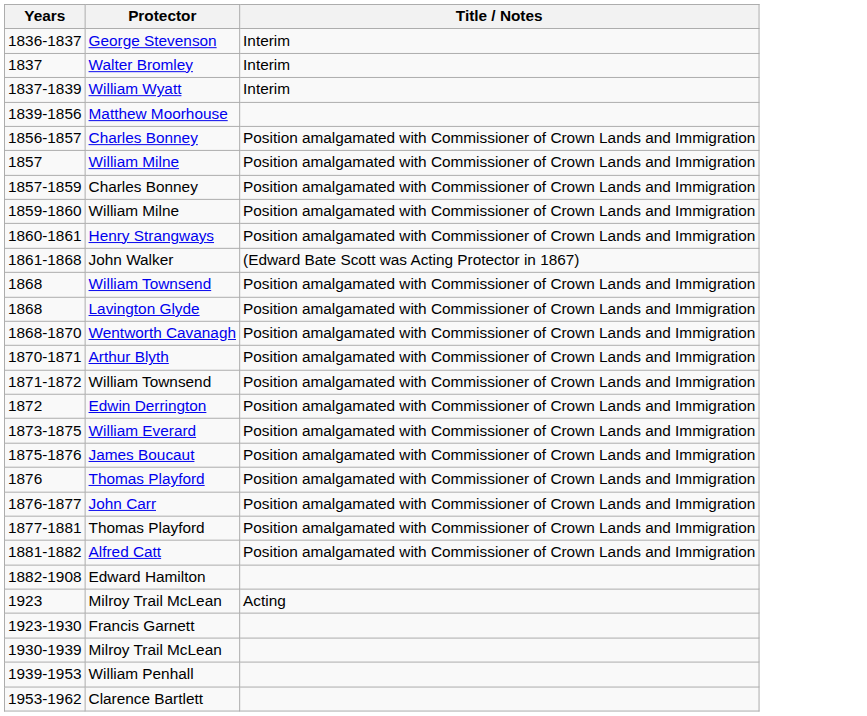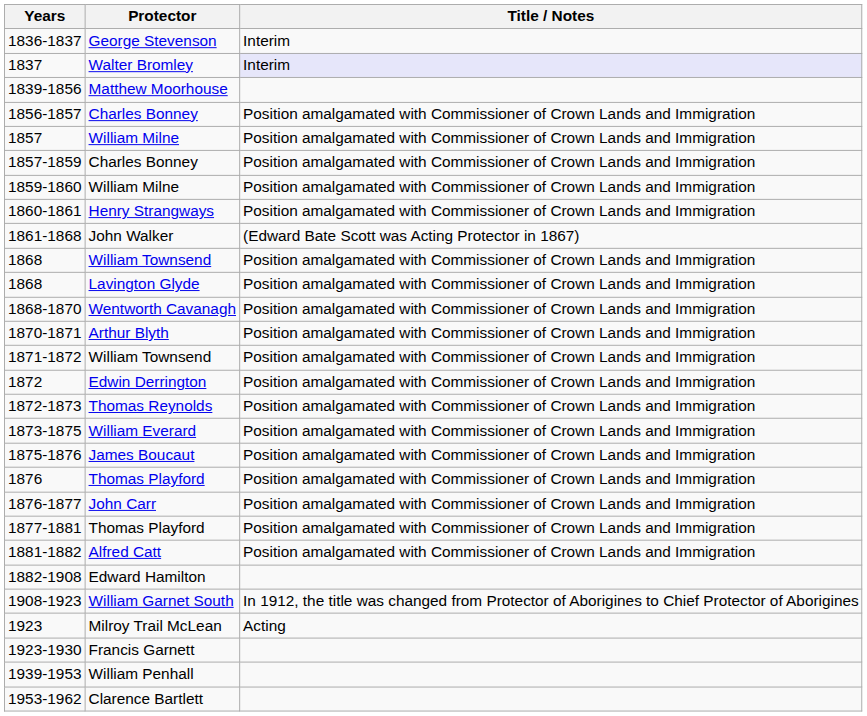(267, 65) no background -> (267, 65) lavender background
- row: (45, 89)
+ row: (45, 406)
+ row: (45, 601)
- row: (45, 650)
